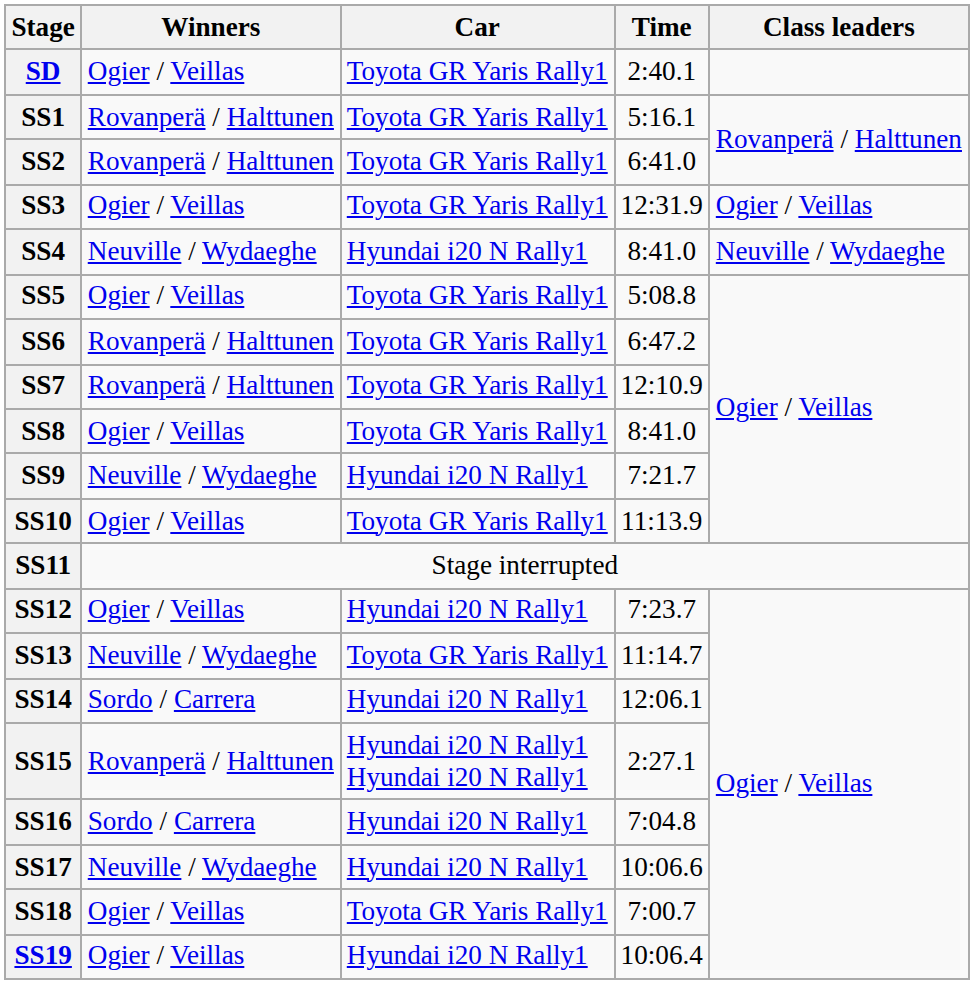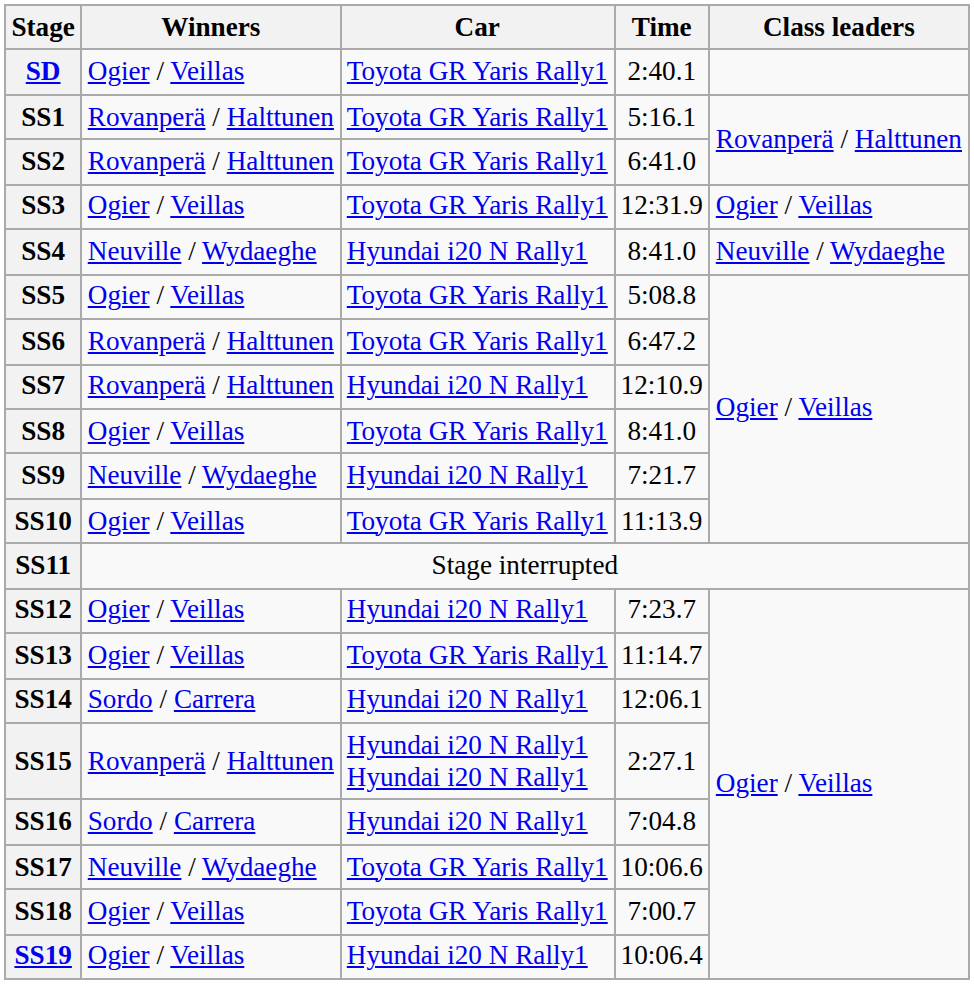(477, 385) Toyota GR Yaris Rally1 -> (467, 385) Hyundai i20 N Rally1
(202, 654) Neuville / Wydaeghe -> (166, 654) Ogier / Veillas
(467, 866) Hyundai i20 N Rally1 -> (477, 866) Toyota GR Yaris Rally1
